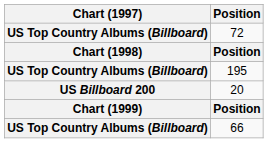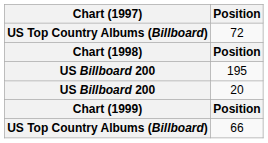(107, 71) US Top Country Albums (Billboard) -> (107, 71) US Billboard 200
